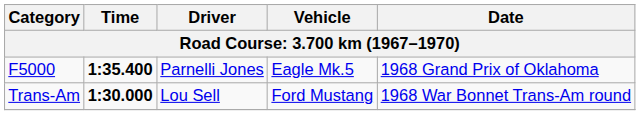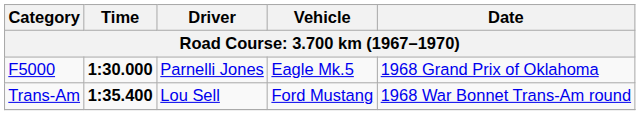(120, 69) 1:35.400 -> (120, 69) 1:30.000
(120, 95) 1:30.000 -> (120, 95) 1:35.400
